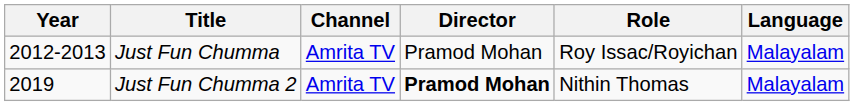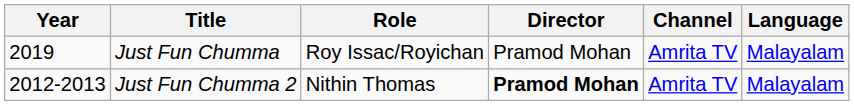columns swapped: (648, 20) <-> (350, 20)
(57, 52) 2012-2013 -> (32, 52) 2019
(32, 84) 2019 -> (57, 84) 2012-2013
